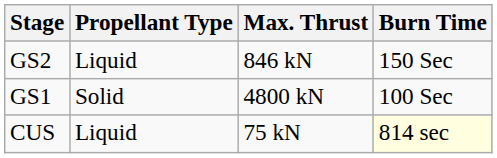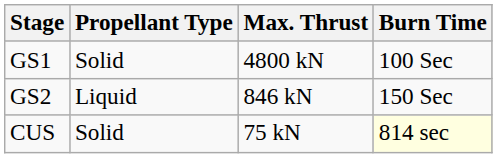rows swapped: (31, 96) <-> (31, 59)
(106, 133) Liquid -> (99, 133) Solid
